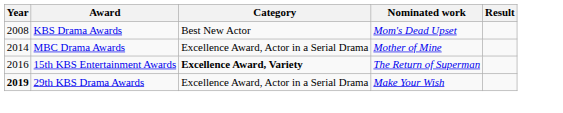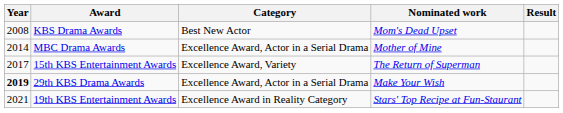(18, 64) 2016 -> (18, 64) 2017
(242, 64) bold -> (239, 64) normal
+ row: (105, 99)
